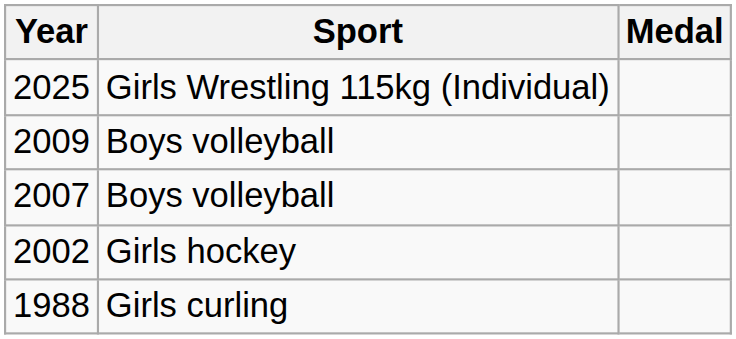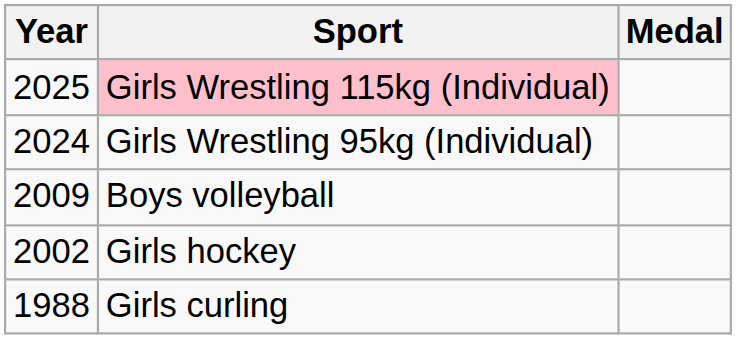(358, 86) no background -> (358, 86) pink background
+ row: (51, 141)
- row: (51, 196)
